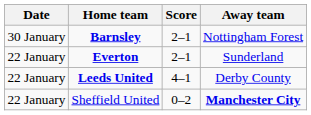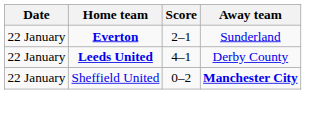- row: (115, 36)
